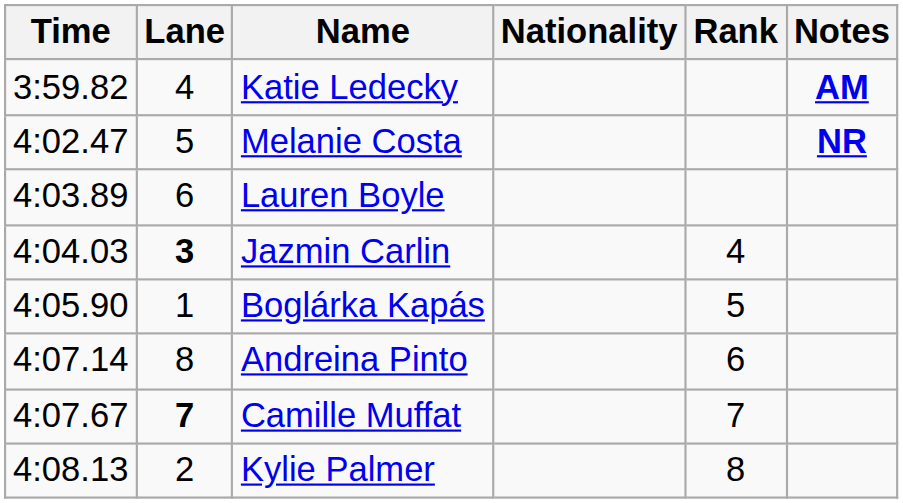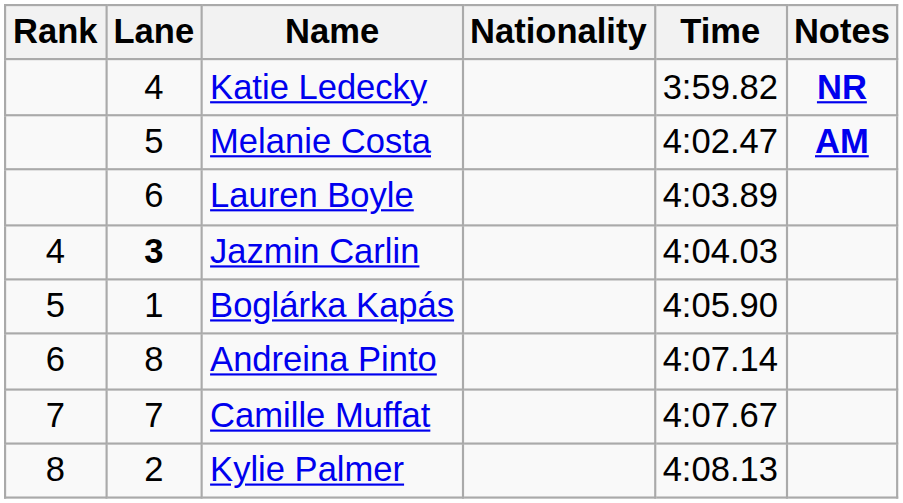columns swapped: (736, 31) <-> (71, 31)
(842, 86) AM -> (842, 86) NR
(842, 141) NR -> (842, 141) AM
(185, 415) bold -> (154, 415) normal
